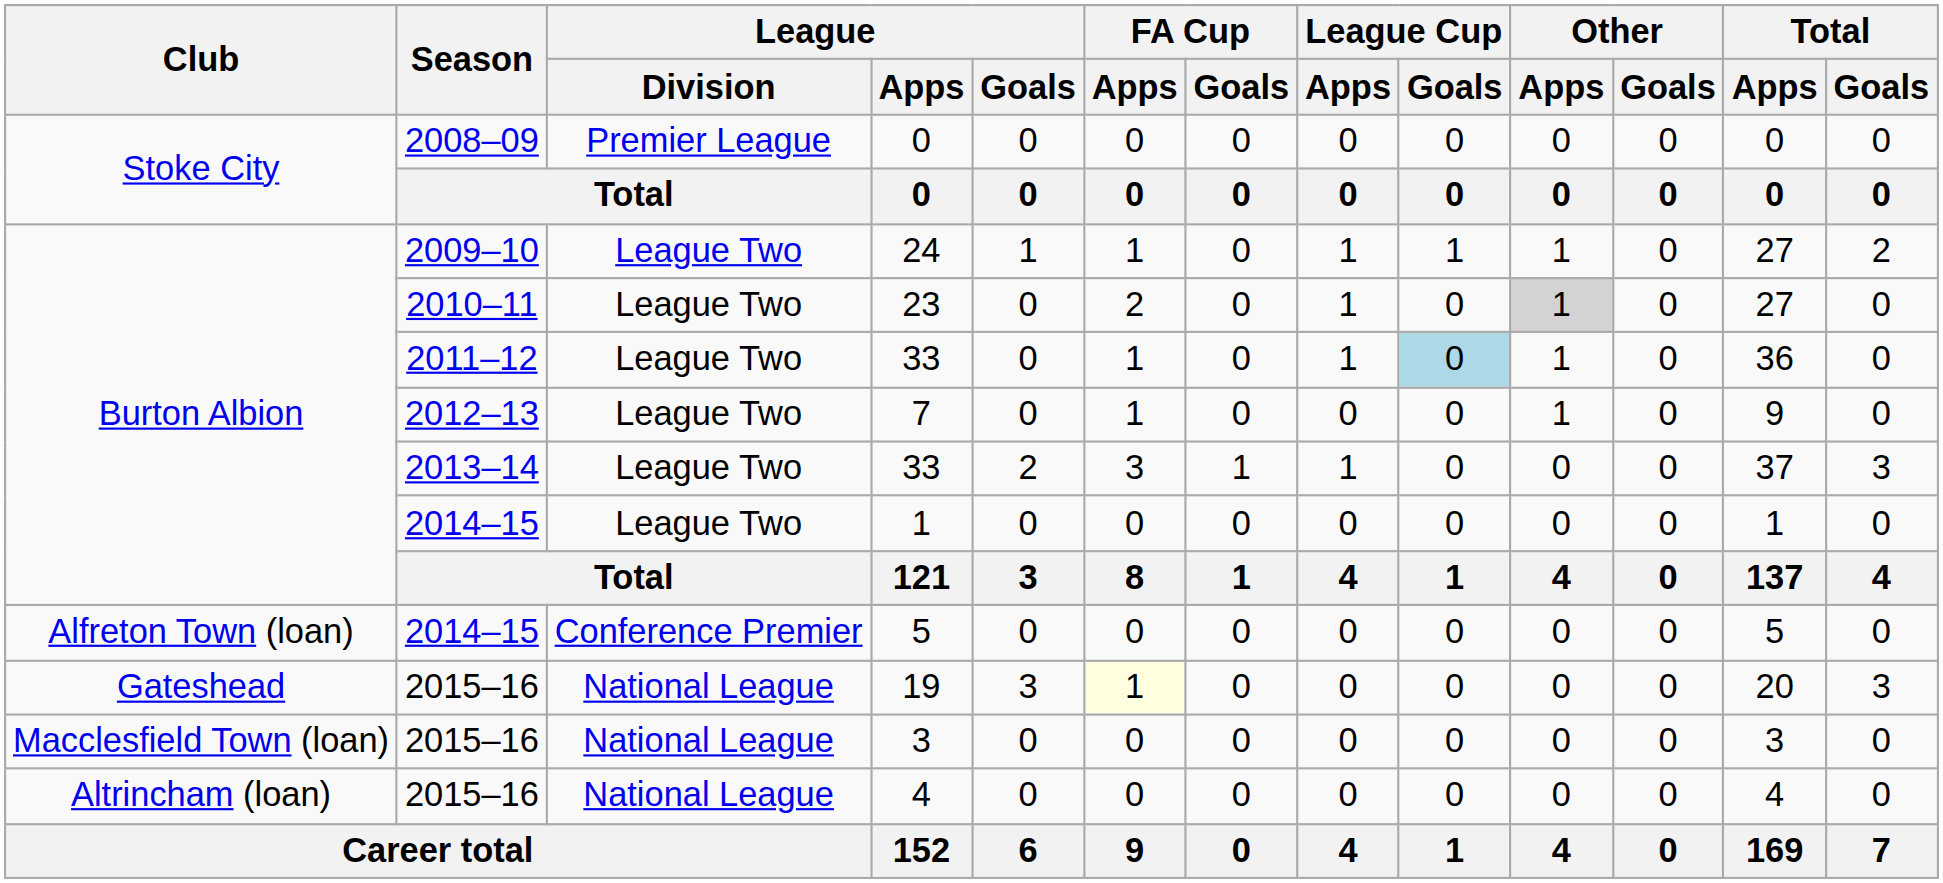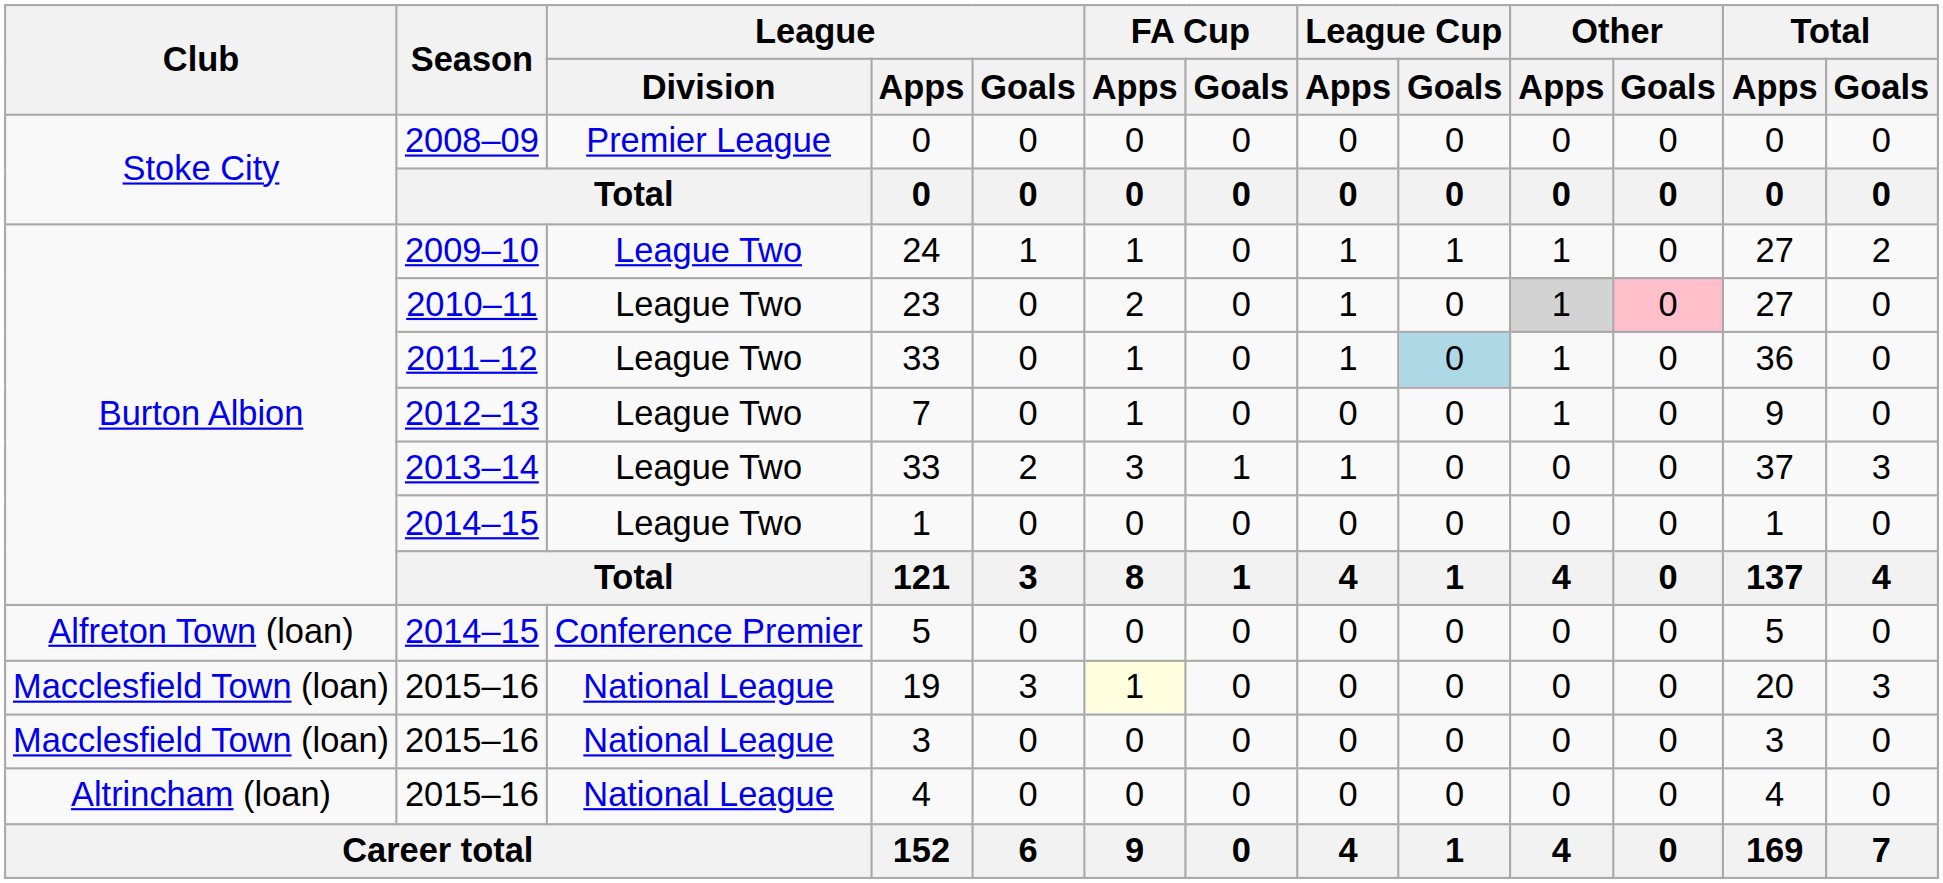(1668, 304) no background -> (1668, 304) pink background
(201, 686) Gateshead -> (201, 686) Macclesfield Town (loan)
